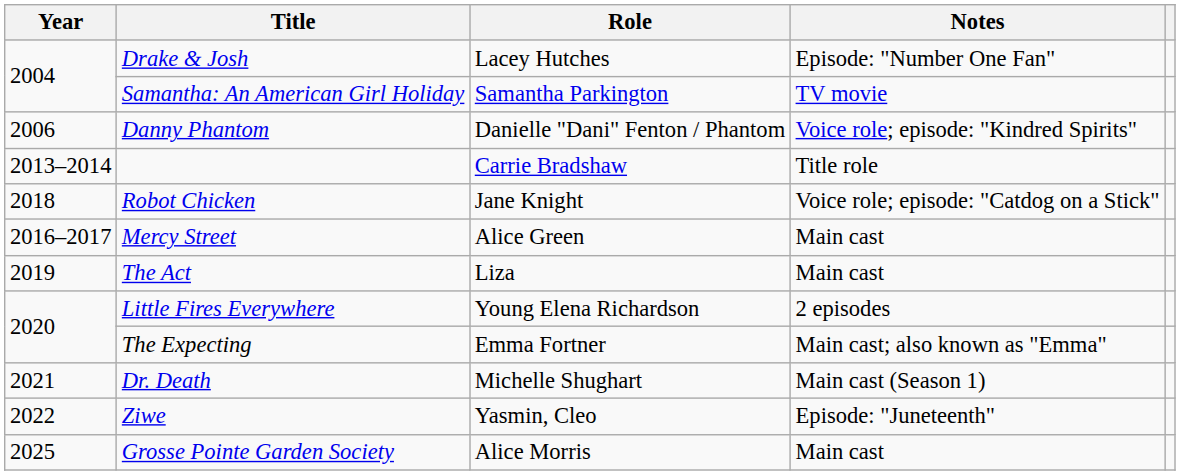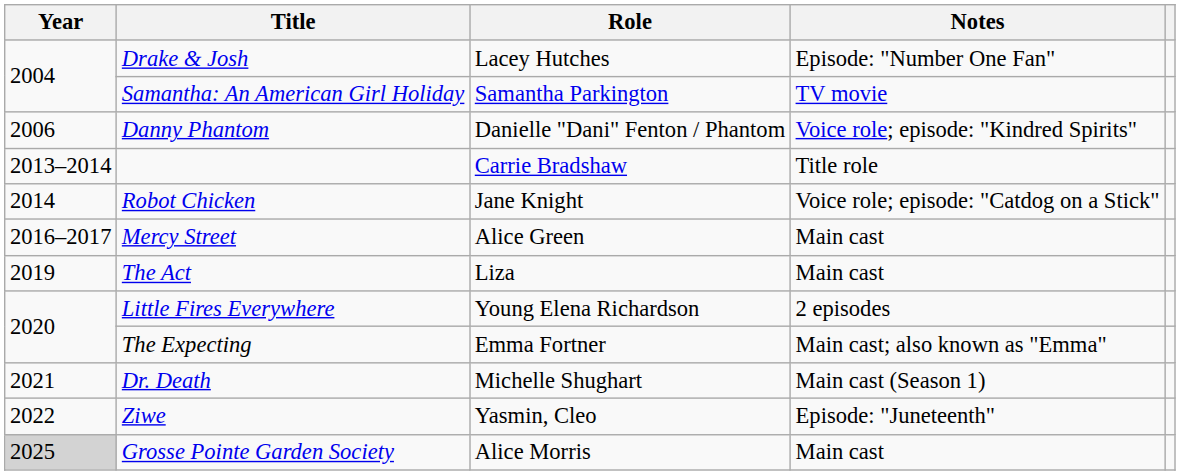(32, 201) 2018 -> (32, 201) 2014
(32, 451) no background -> (32, 451) lightgrey background
